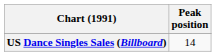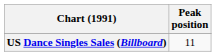(190, 42) 14 -> (190, 42) 11
